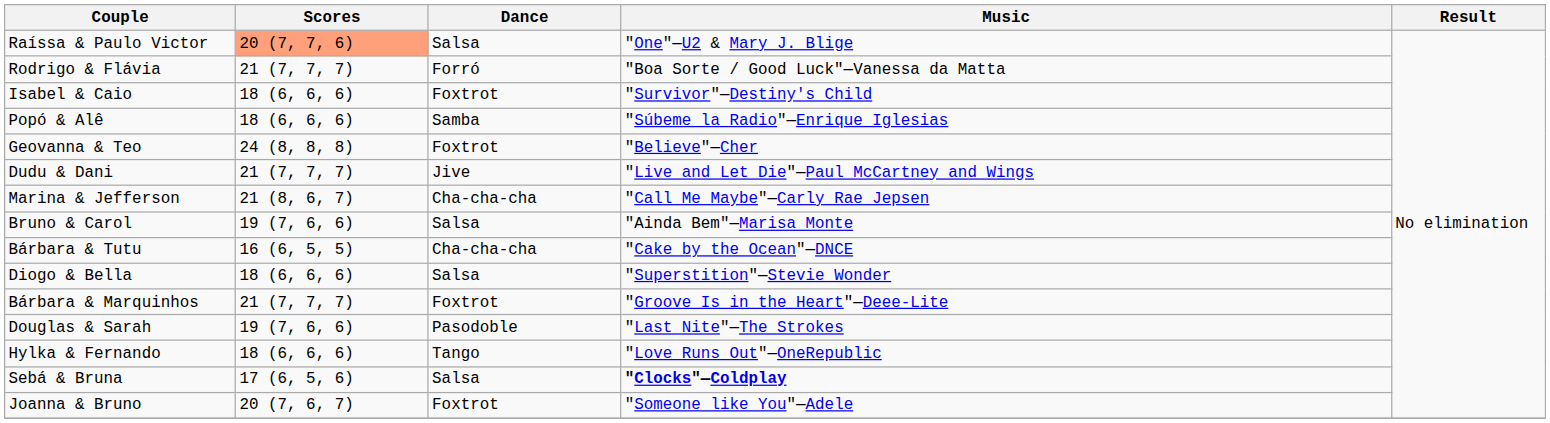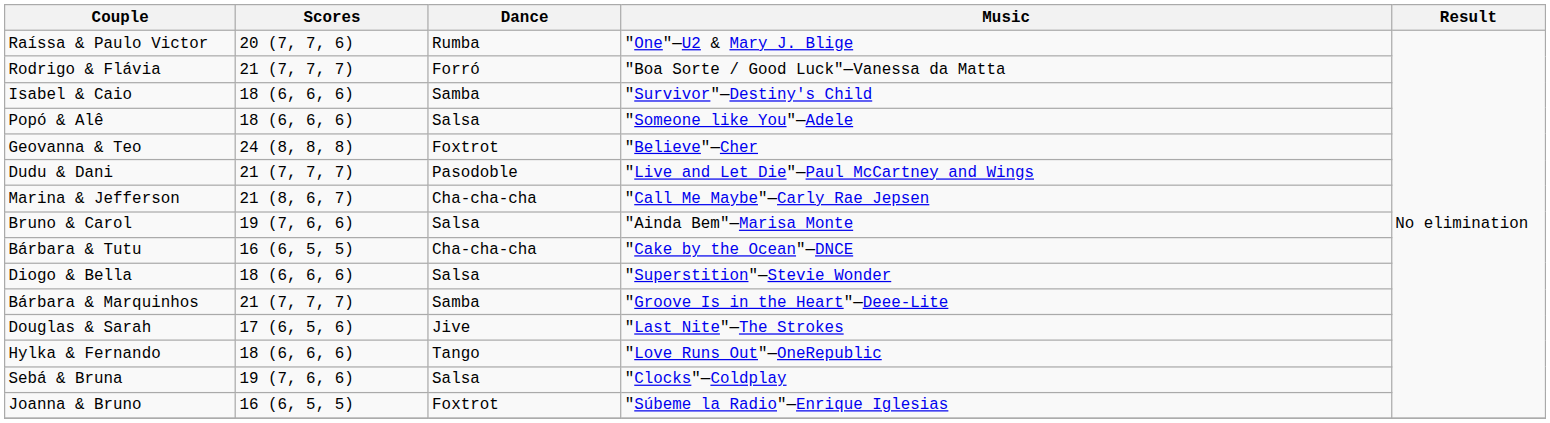(297, 43) lightsalmon background -> (297, 43) no background
(456, 43) Salsa -> (456, 43) Rumba
(465, 95) Foxtrot -> (456, 95) Samba
(456, 121) Samba -> (456, 121) Salsa
(787, 121) "Súbeme la Radio"—Enrique Iglesias -> (739, 121) "Someone like You"—Adele
(451, 173) Jive -> (475, 173) Pasodoble
(465, 302) Foxtrot -> (456, 302) Samba
(297, 328) 19 (7, 6, 6) -> (297, 328) 17 (6, 5, 6)
(475, 328) Pasodoble -> (451, 328) Jive
(297, 379) 17 (6, 5, 6) -> (297, 379) 19 (7, 6, 6)
(706, 379) bold -> (706, 379) normal
(297, 405) 20 (7, 6, 7) -> (297, 405) 16 (6, 5, 5)
(739, 405) "Someone like You"—Adele -> (787, 405) "Súbeme la Radio"—Enrique Iglesias
